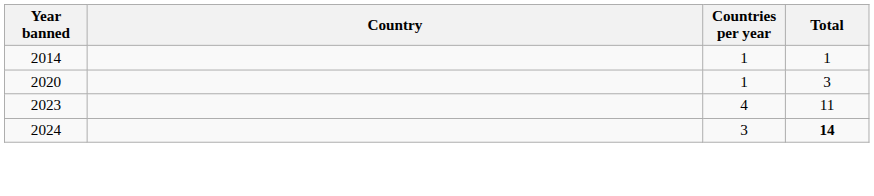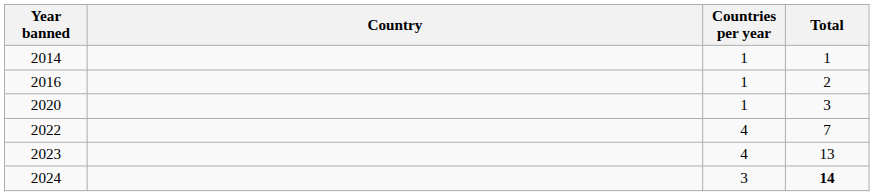+ row: (46, 81)
+ row: (46, 130)
(827, 105) 11 -> (827, 154) 13
